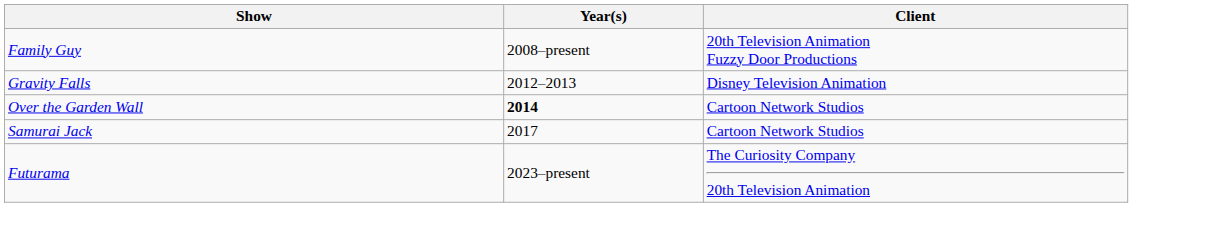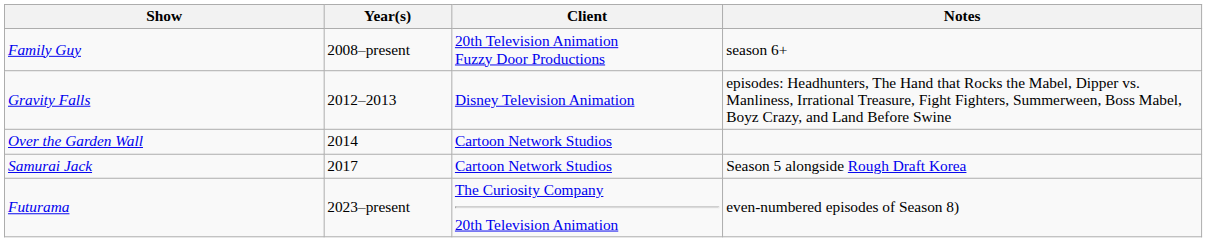+ column: (962, 16)
(522, 107) bold -> (343, 141) normal
